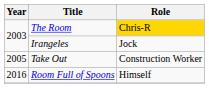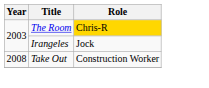(17, 59) 2005 -> (17, 59) 2008
- row: (73, 75)
